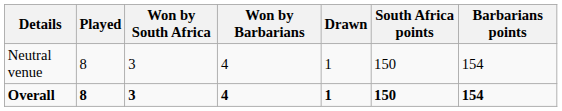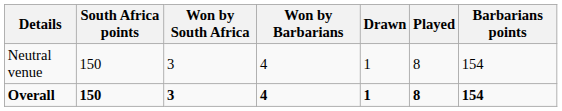columns swapped: (100, 24) <-> (415, 24)
